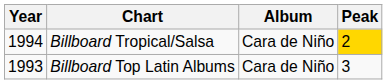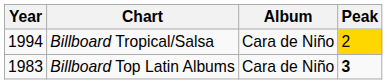(26, 66) 1993 -> (26, 66) 1983
(346, 66) normal -> (346, 66) bold
